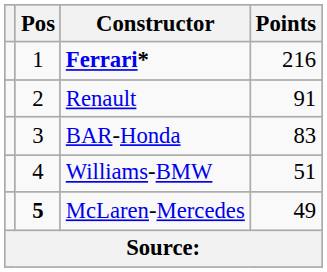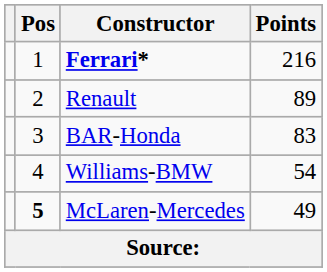(305, 97) 91 -> (305, 97) 89
(305, 172) 51 -> (305, 172) 54
